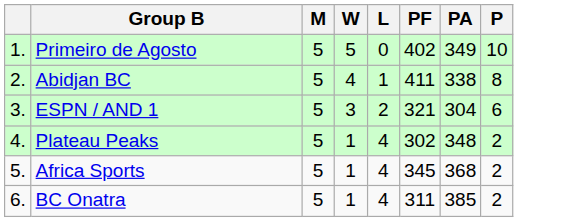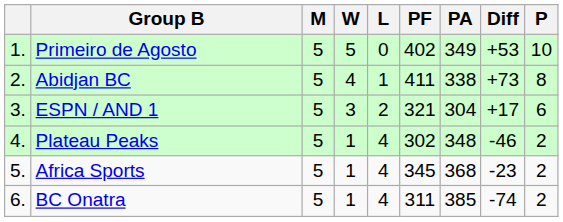+ column: (503, 19)
